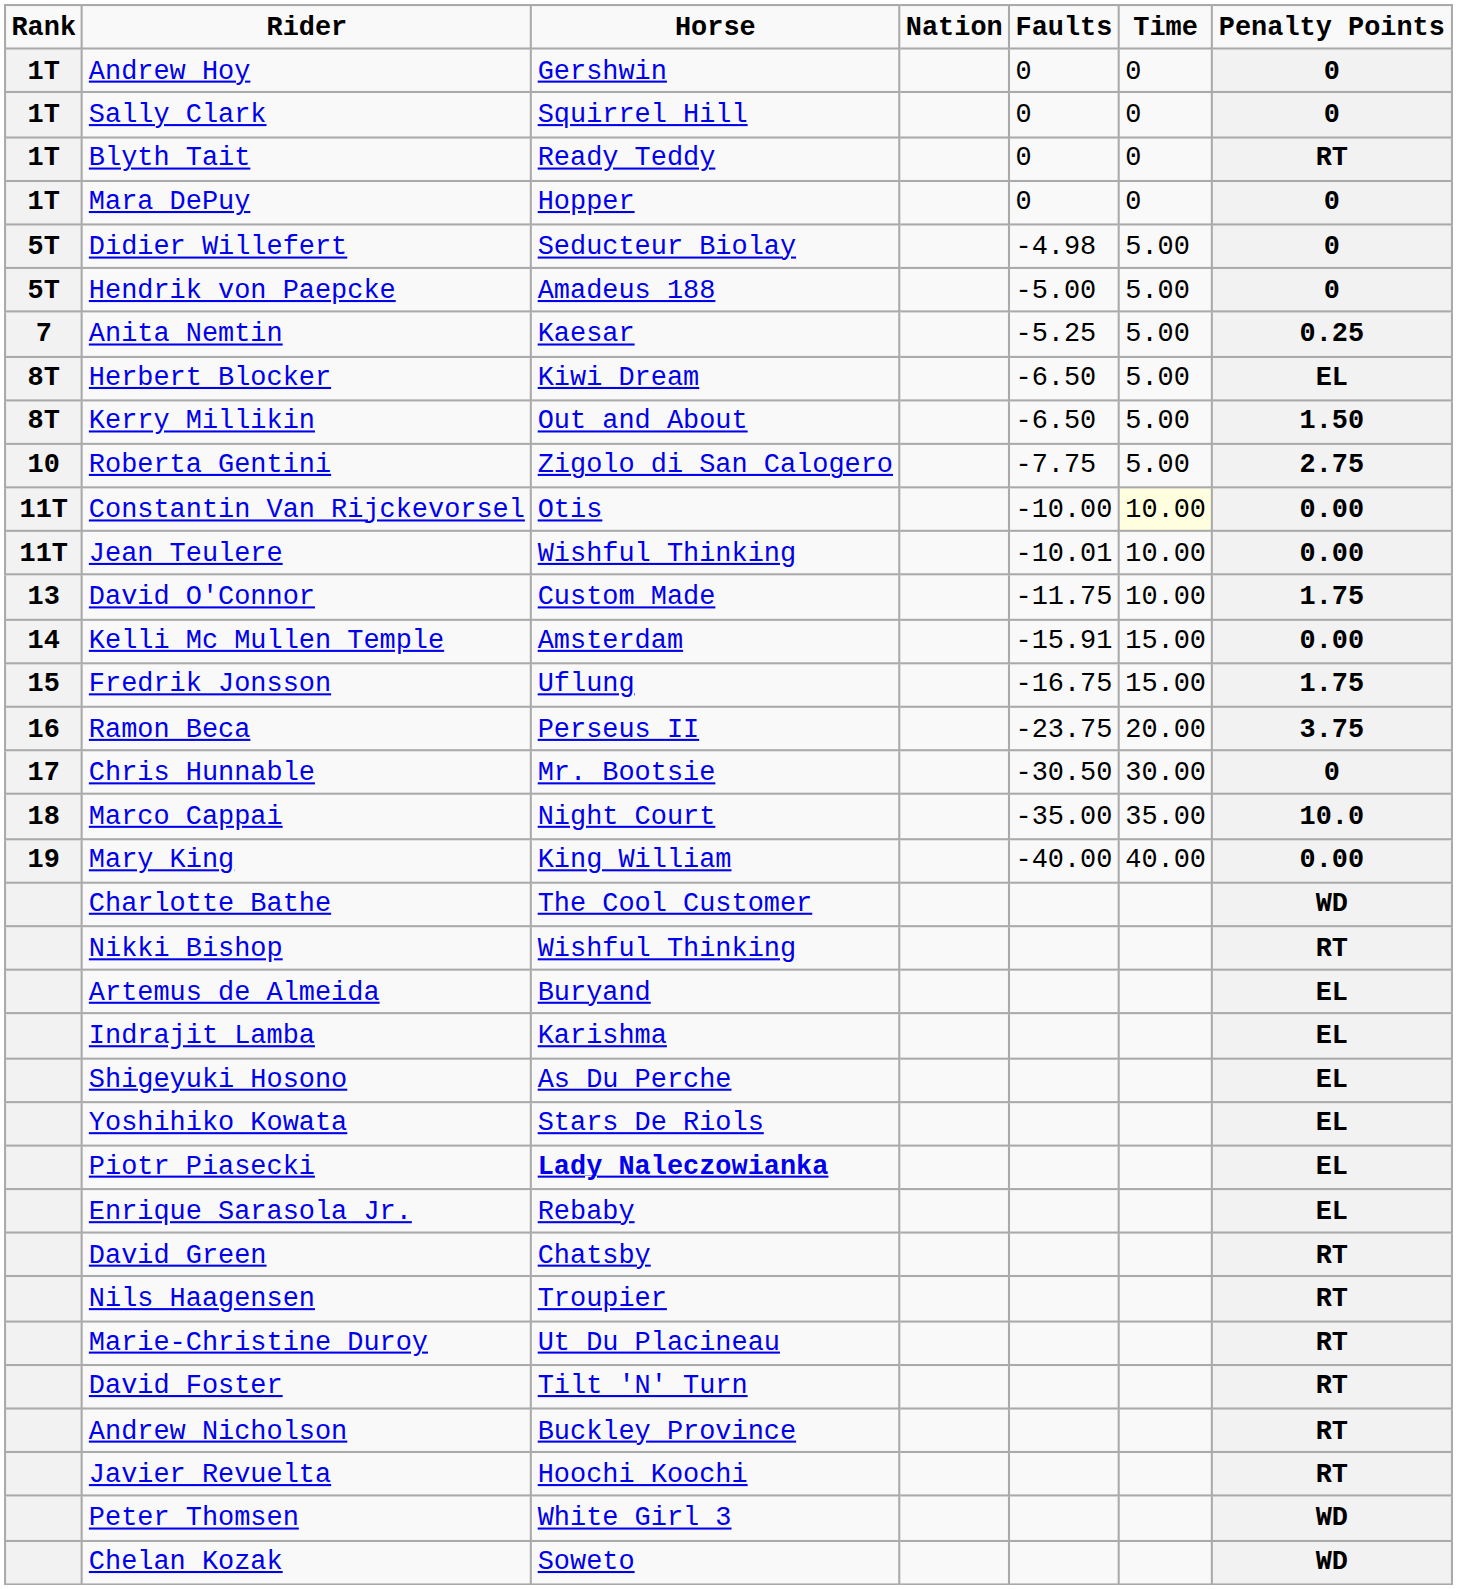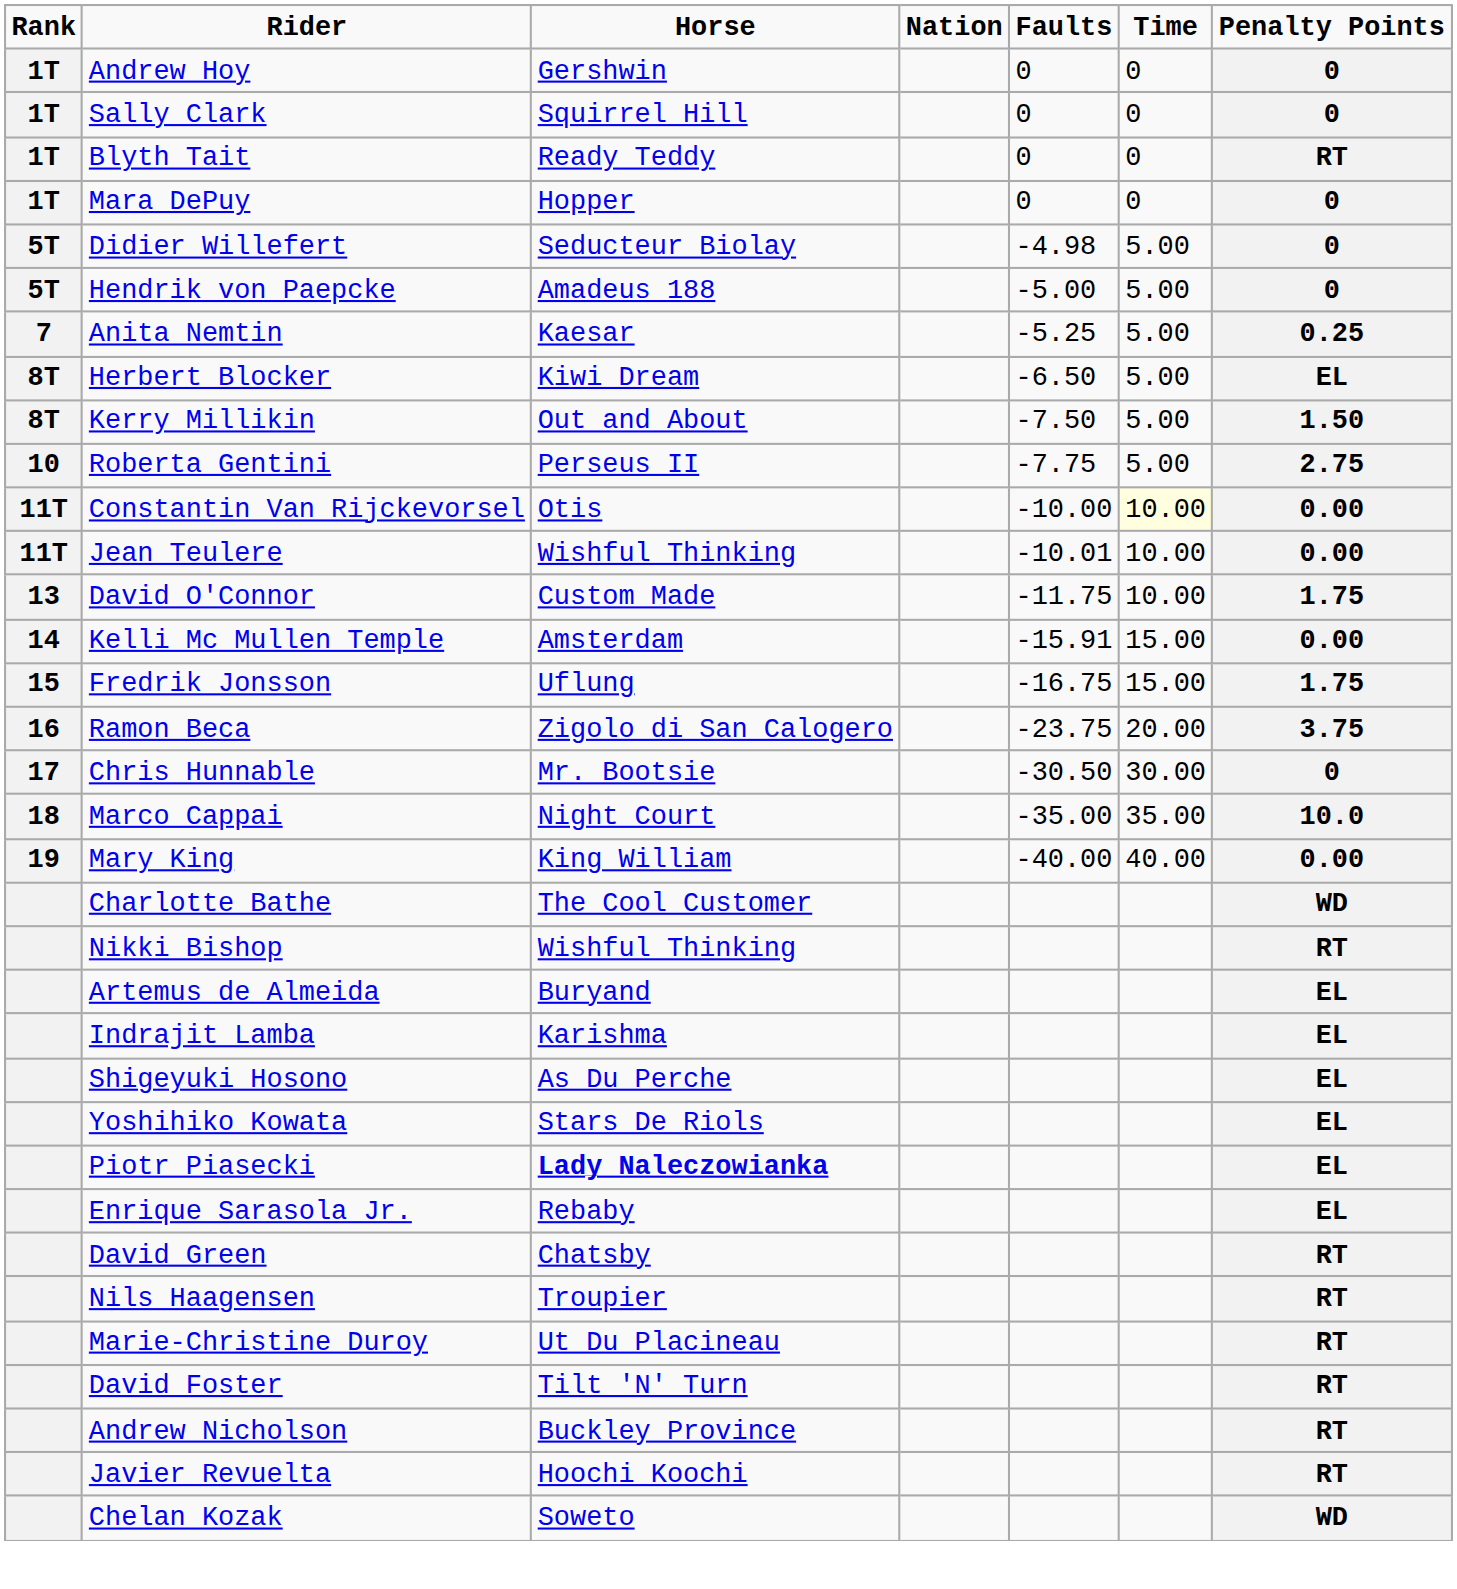(1056, 422) -6.50 -> (1056, 422) -7.50
(715, 466) Zigolo di San Calogero -> (618, 466) Perseus II
(618, 729) Perseus II -> (715, 729) Zigolo di San Calogero
- row: (194, 1518)
